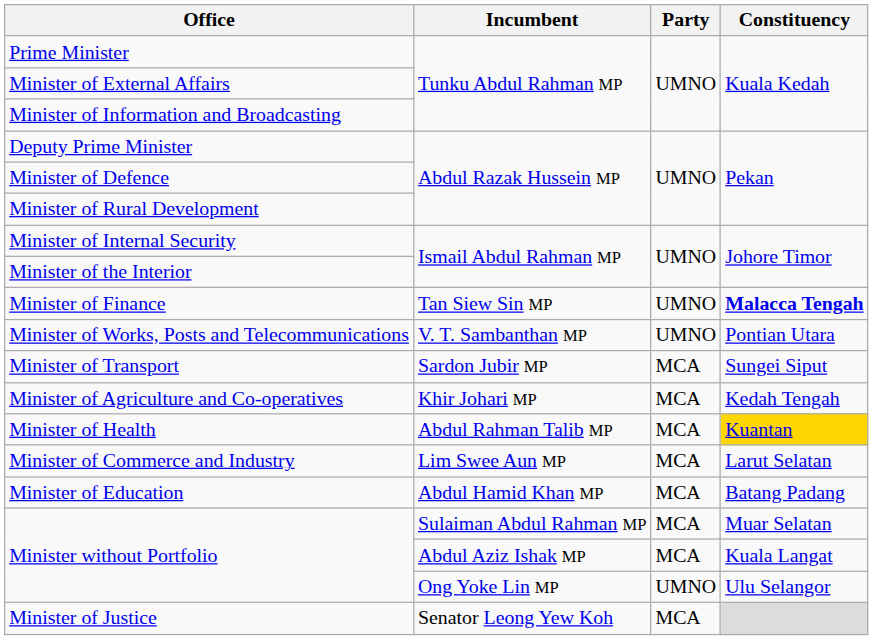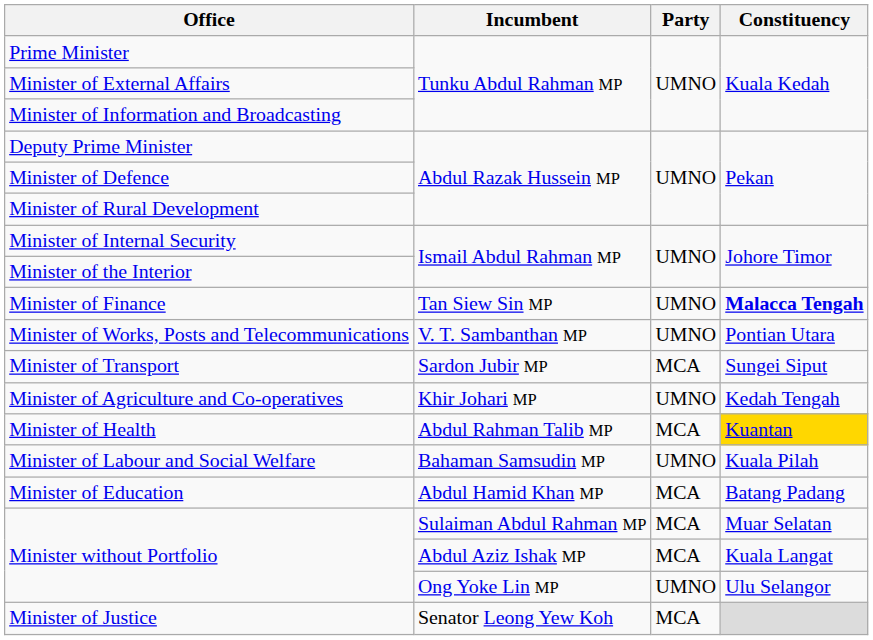(678, 397) MCA -> (686, 397) UMNO
- row: (152, 460)
+ row: (162, 460)
